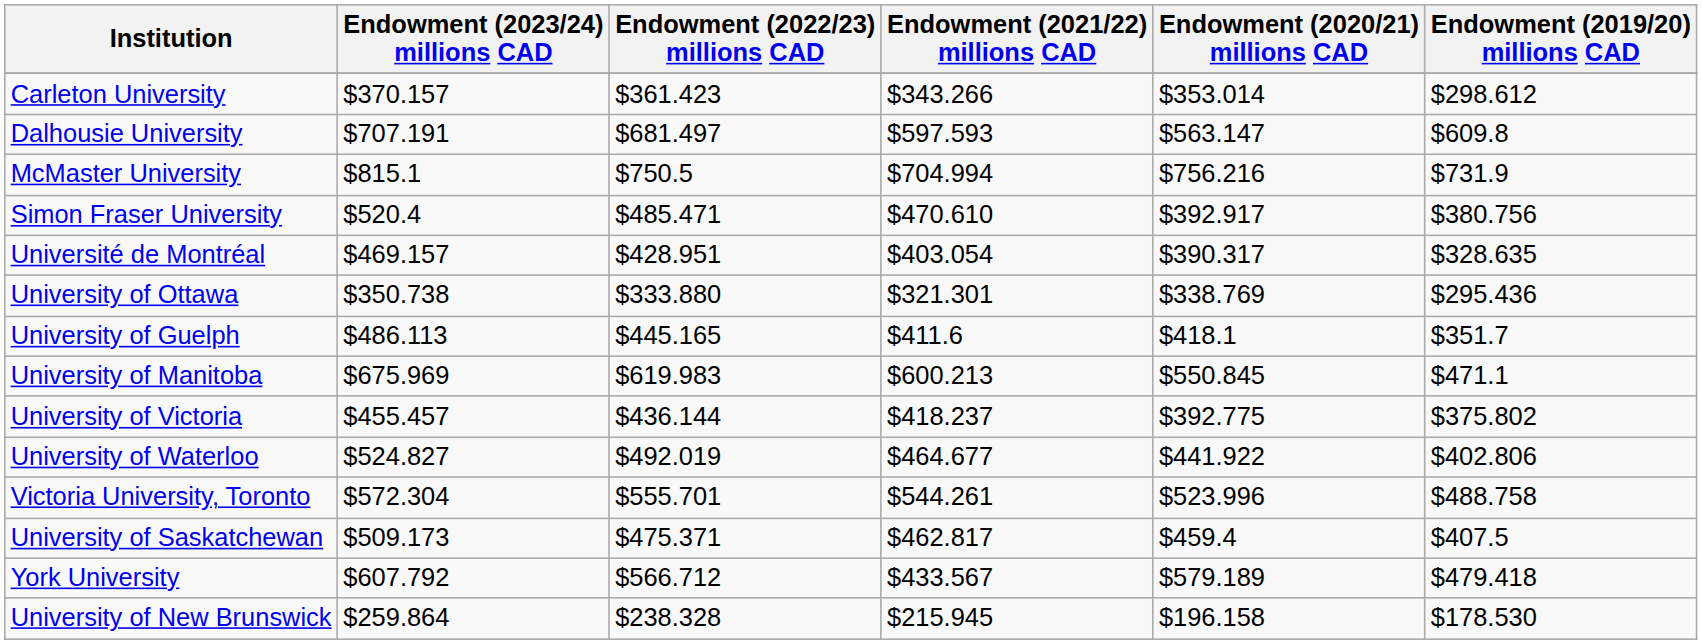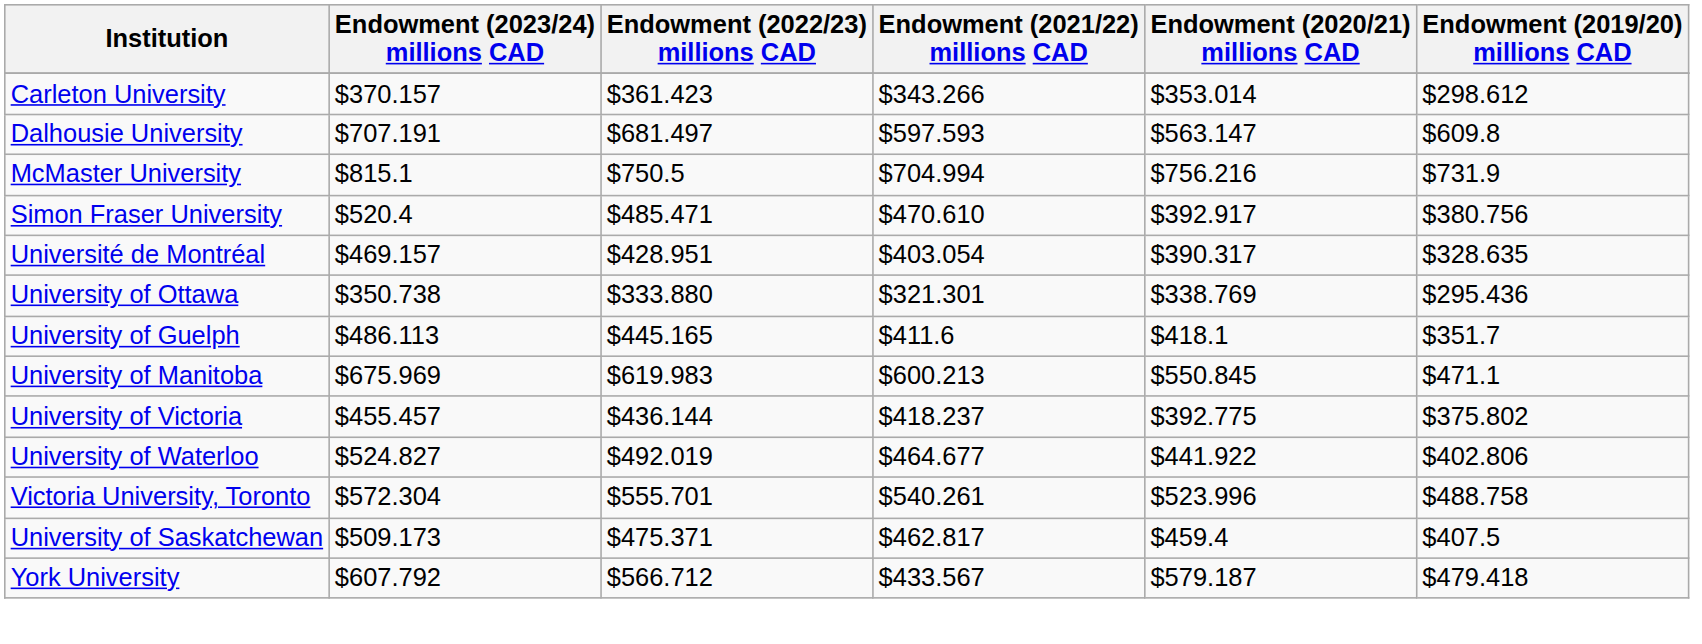(940, 497) $544.261 -> (932, 497) $540.261
(1212, 577) $579.189 -> (1204, 577) $579.187
- row: (171, 618)
